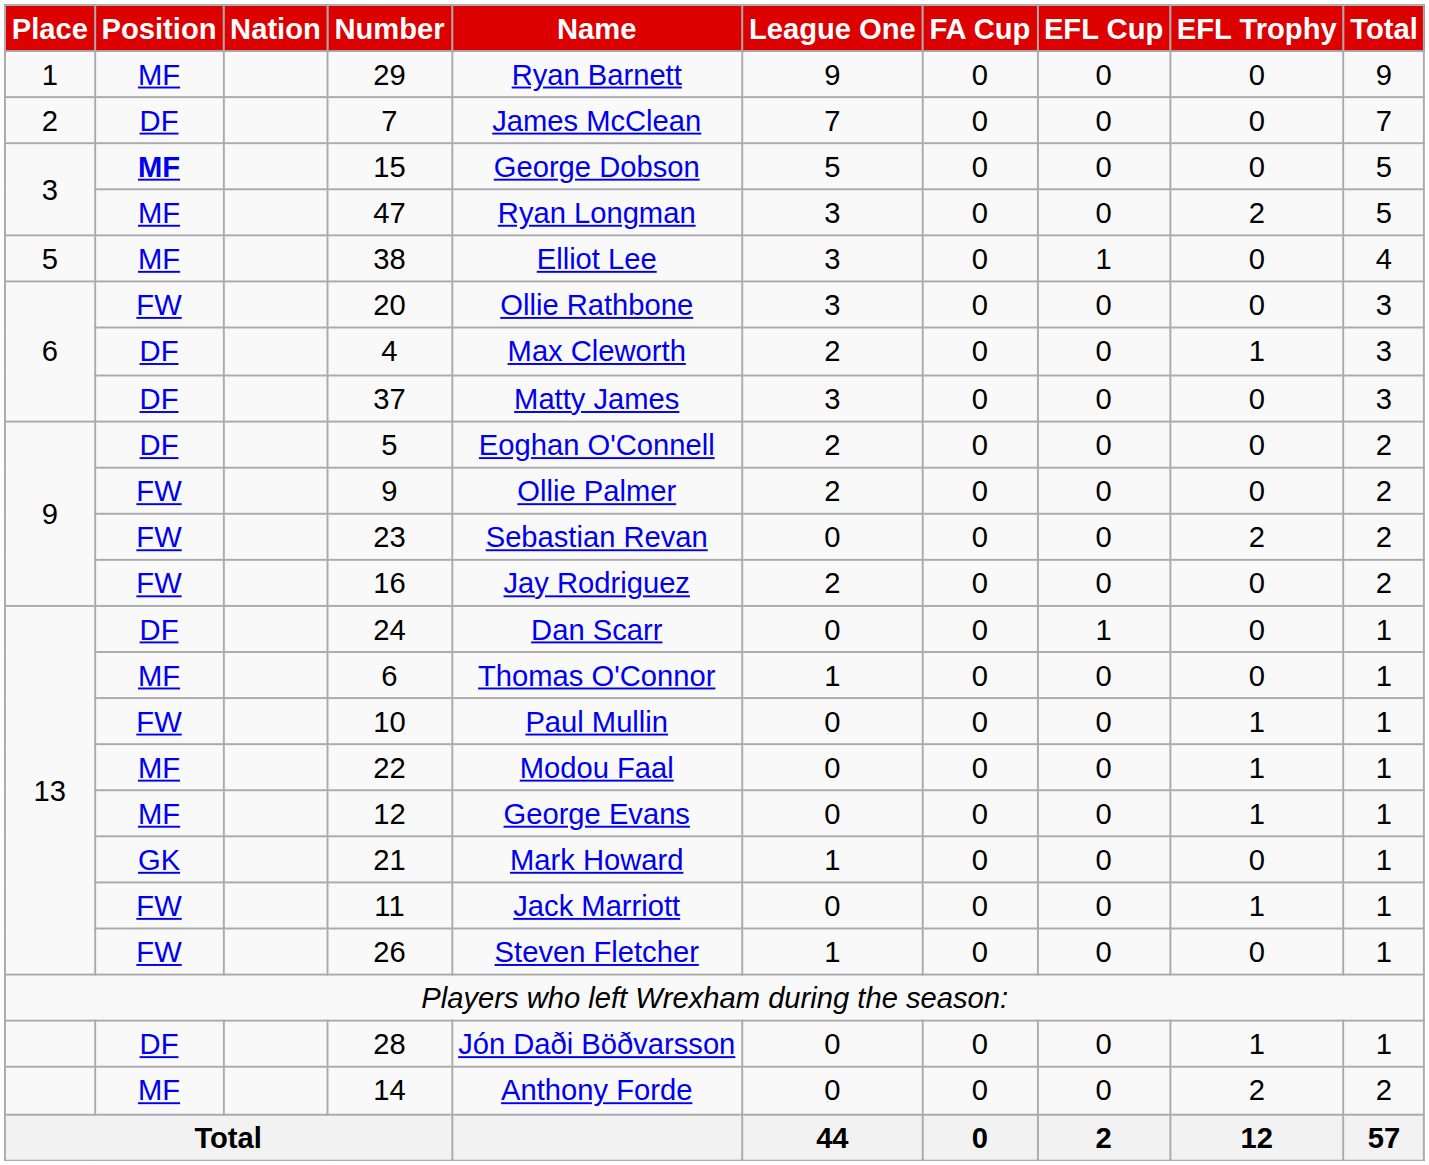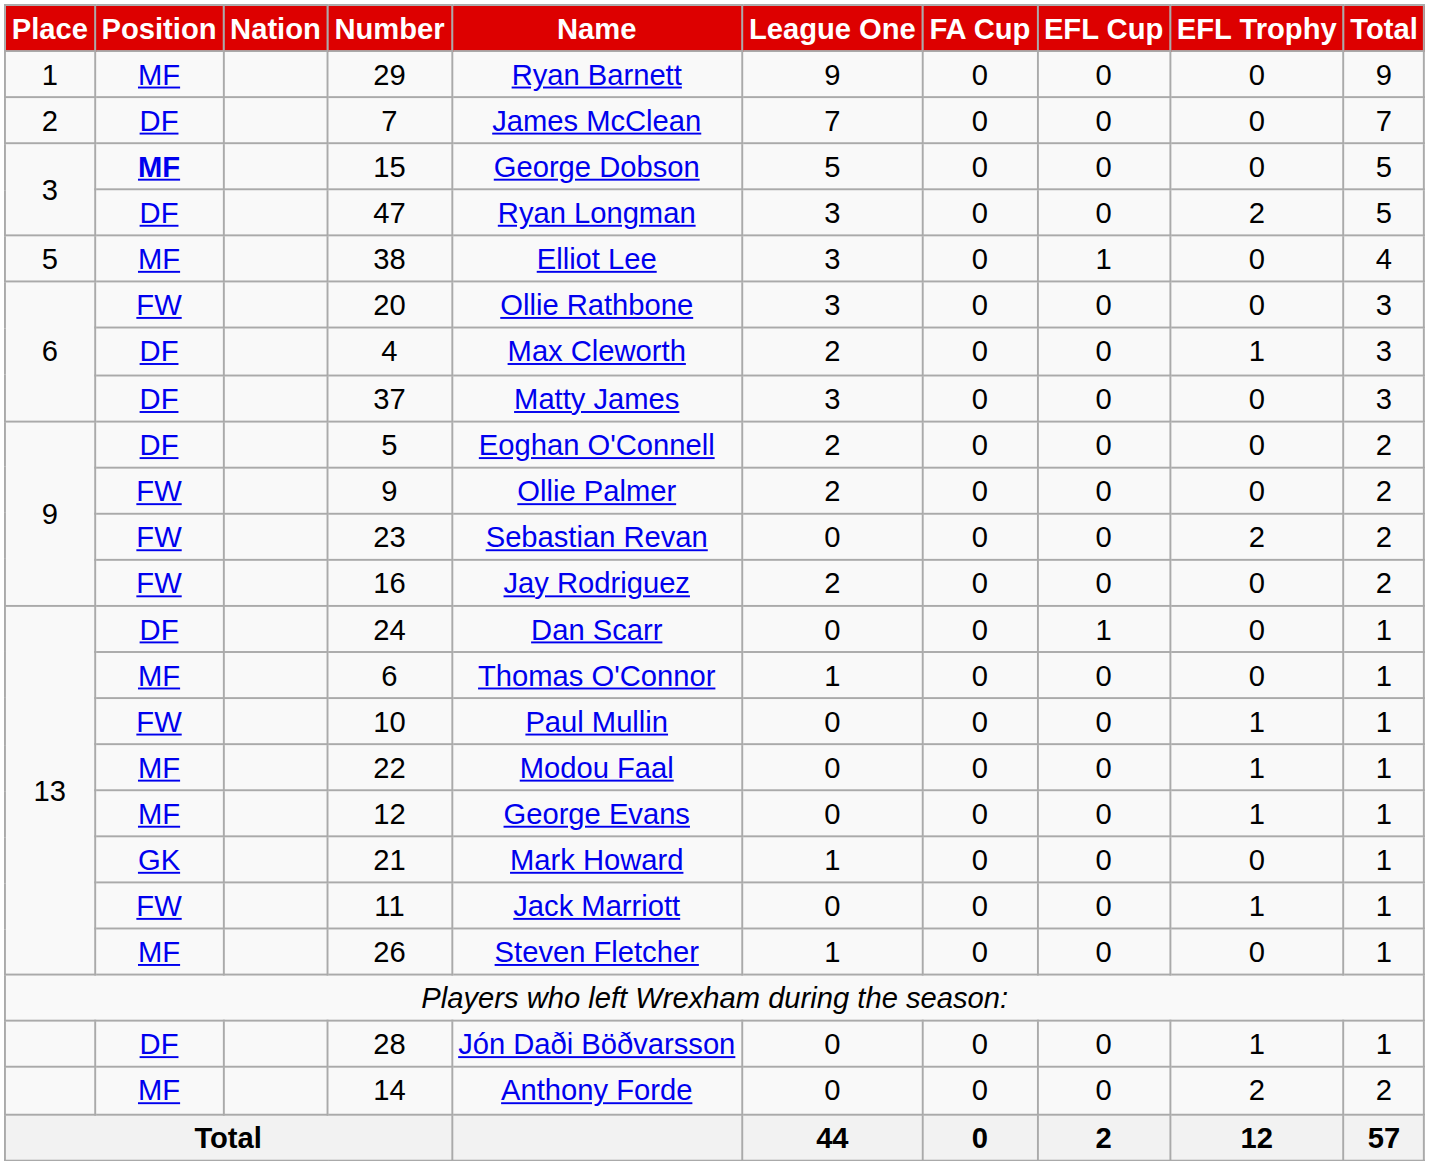(159, 213) MF -> (159, 213) DF
(159, 952) FW -> (159, 952) MF
